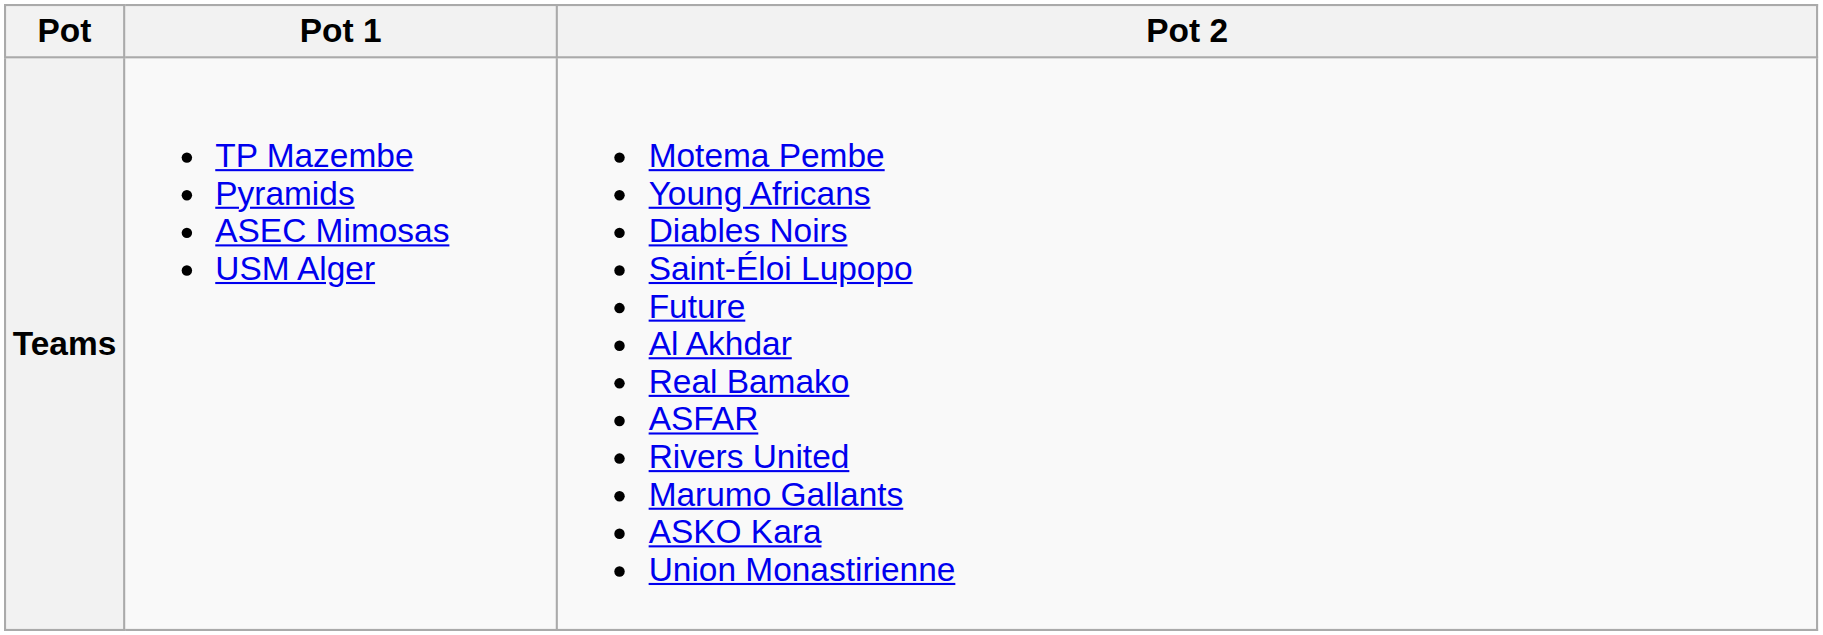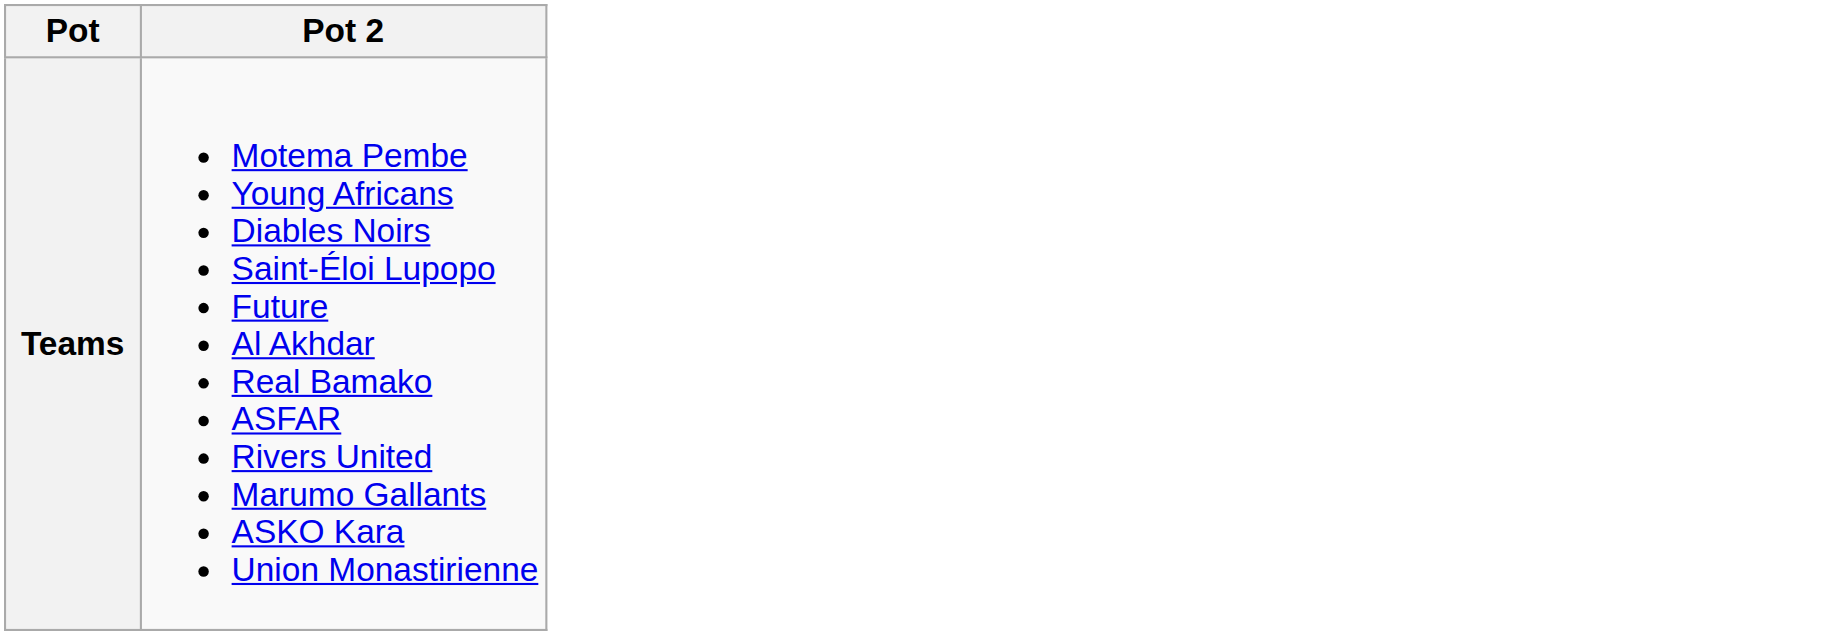- column: (341, 31)
